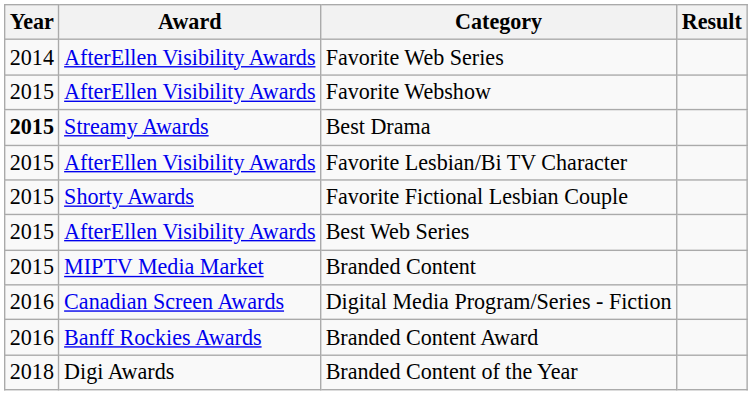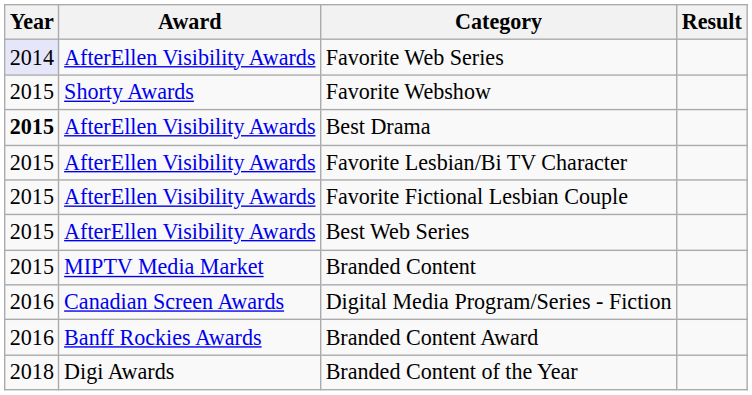(32, 57) no background -> (32, 57) lavender background
(190, 92) AfterEllen Visibility Awards -> (129, 92) Shorty Awards
(136, 127) Streamy Awards -> (190, 127) AfterEllen Visibility Awards
(129, 197) Shorty Awards -> (190, 197) AfterEllen Visibility Awards
